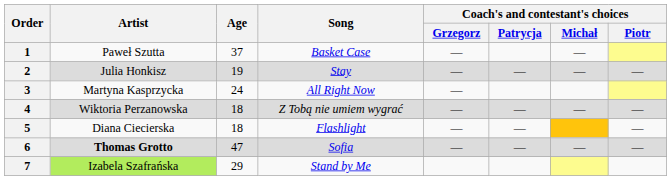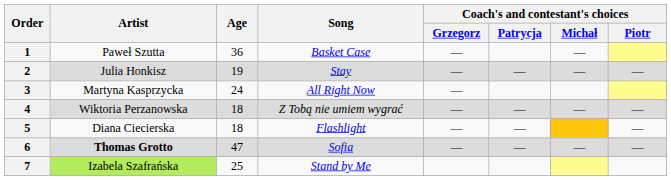(237, 52) 37 -> (237, 52) 36
(237, 166) 29 -> (237, 166) 25
